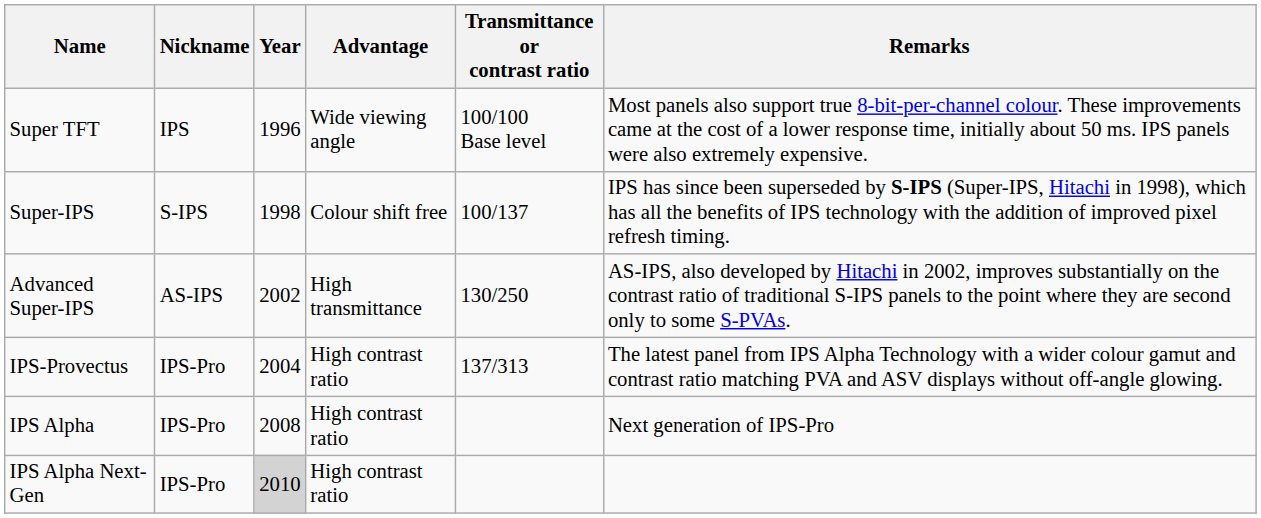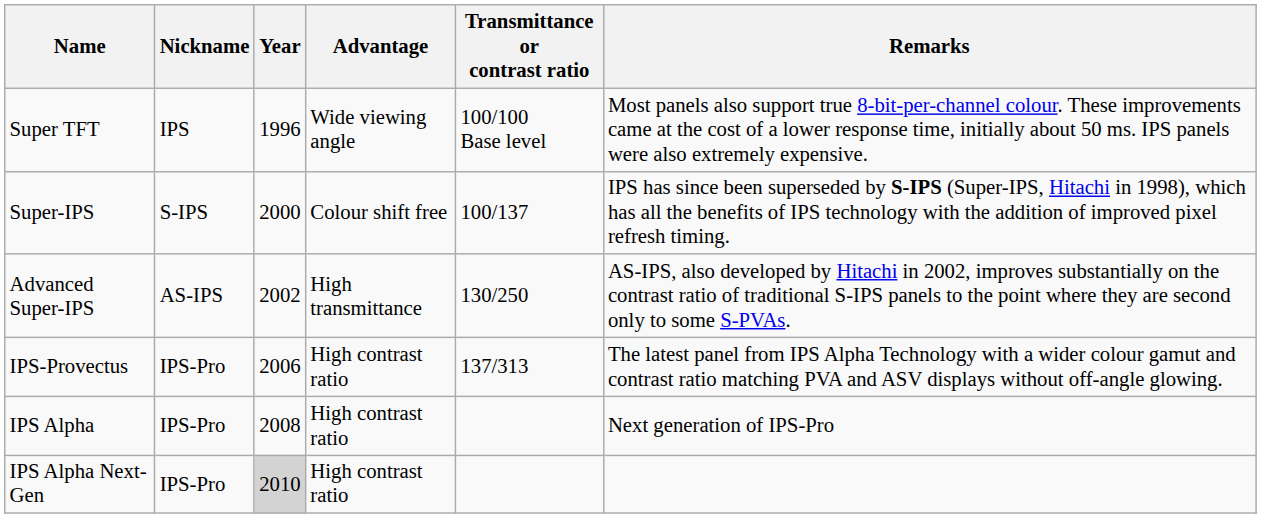(280, 212) 1998 -> (280, 212) 2000
(280, 366) 2004 -> (280, 366) 2006
